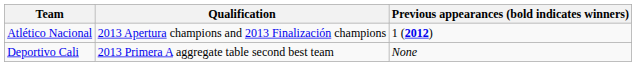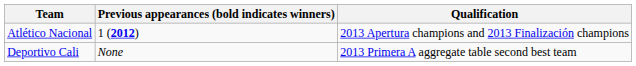columns swapped: (242, 14) <-> (510, 14)
